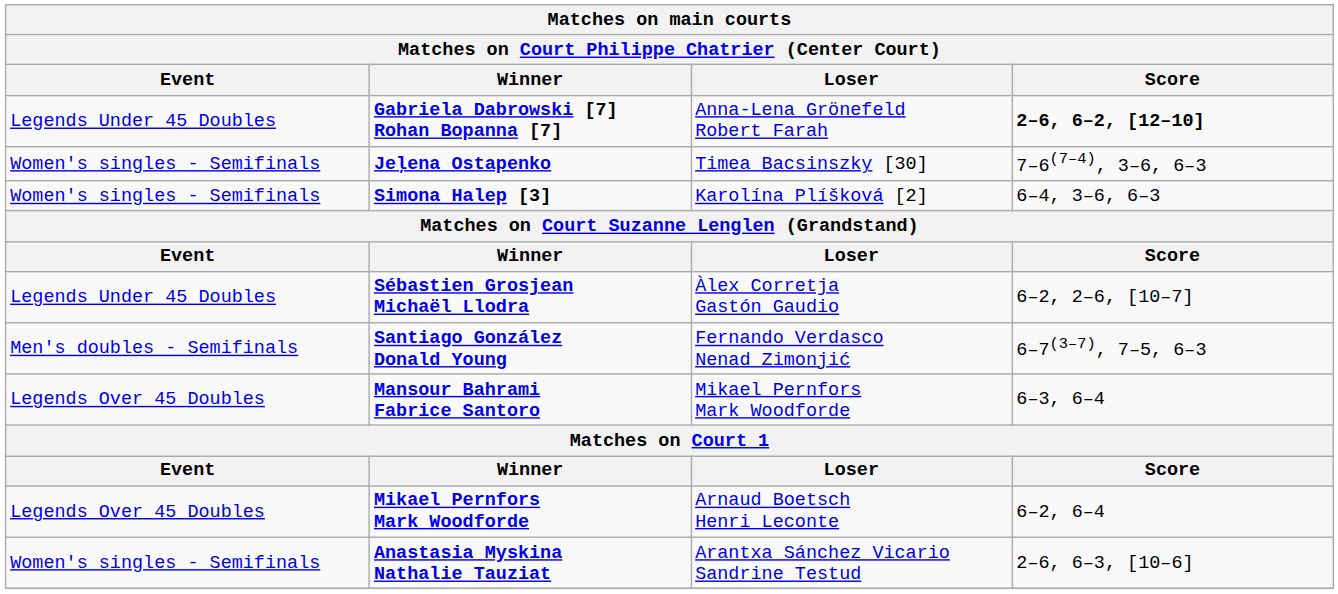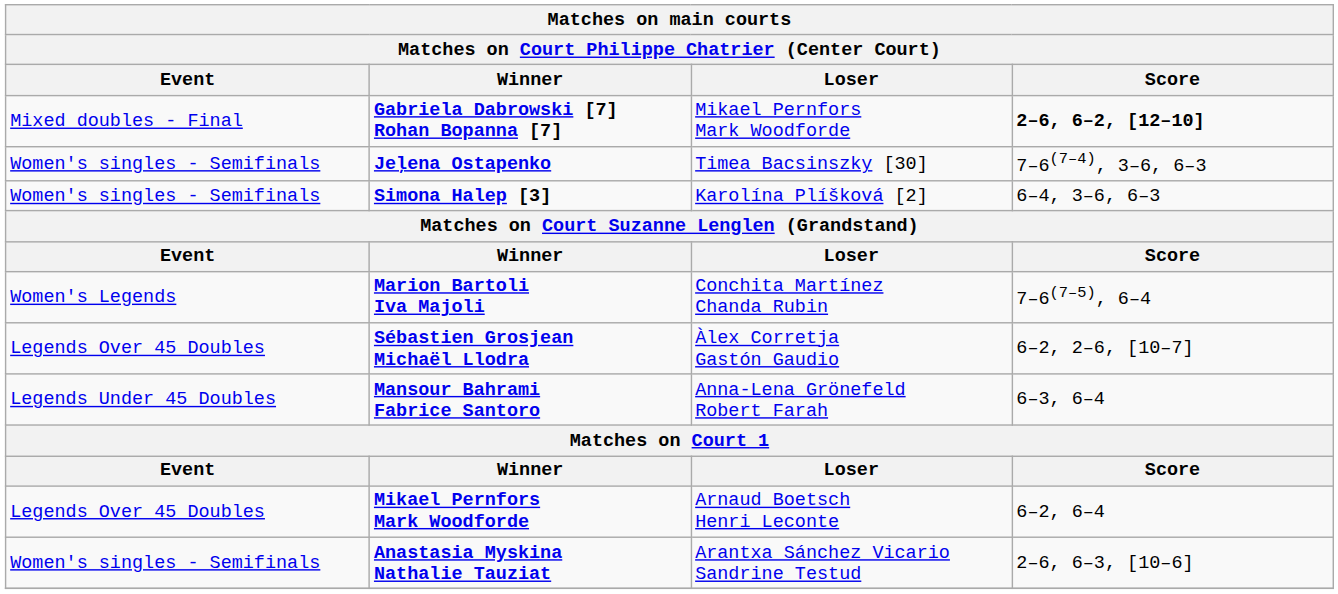(143, 121) Legends Under 45 Doubles -> (126, 121) Mixed doubles - Final
(800, 121) Anna-Lena Grönefeld Robert Farah -> (778, 121) Mikael Pernfors Mark Woodforde
+ row: (451, 297)
(143, 297) Legends Under 45 Doubles -> (138, 349) Legends Over 45 Doubles
- row: (468, 349)
(138, 400) Legends Over 45 Doubles -> (143, 400) Legends Under 45 Doubles
(778, 400) Mikael Pernfors Mark Woodforde -> (800, 400) Anna-Lena Grönefeld Robert Farah
